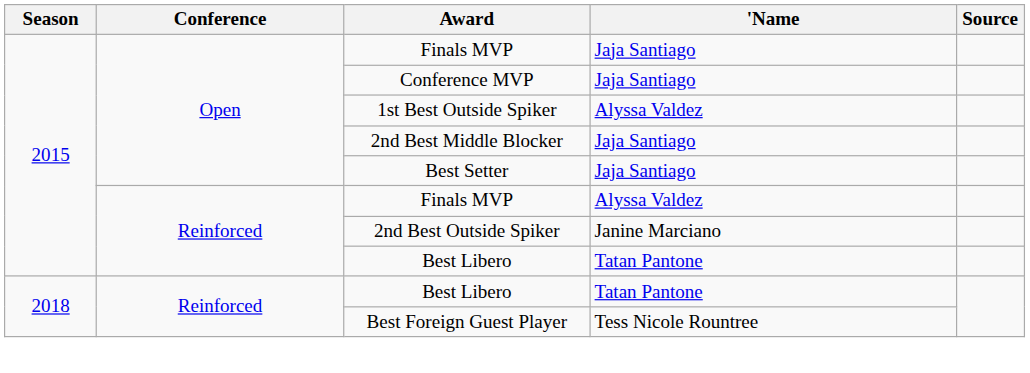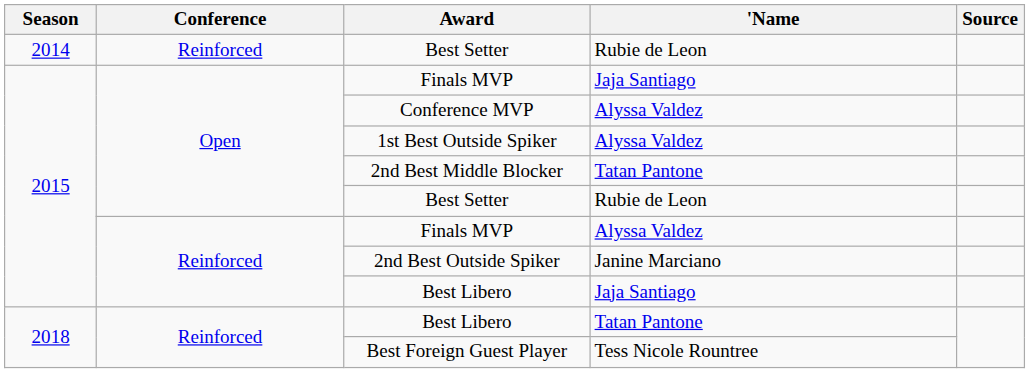+ row: (51, 49)
(645, 79) Jaja Santiago -> (649, 110) Alyssa Valdez
(645, 140) Jaja Santiago -> (649, 170) Tatan Pantone
(645, 170) Jaja Santiago -> (651, 200) Rubie de Leon
(649, 261) Tatan Pantone -> (645, 291) Jaja Santiago
